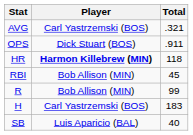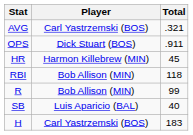(96, 59) bold -> (96, 59) normal
(174, 59) 118 -> (174, 59) 45
(174, 75) 45 -> (174, 75) 118
rows swapped: (18, 106) <-> (18, 122)
